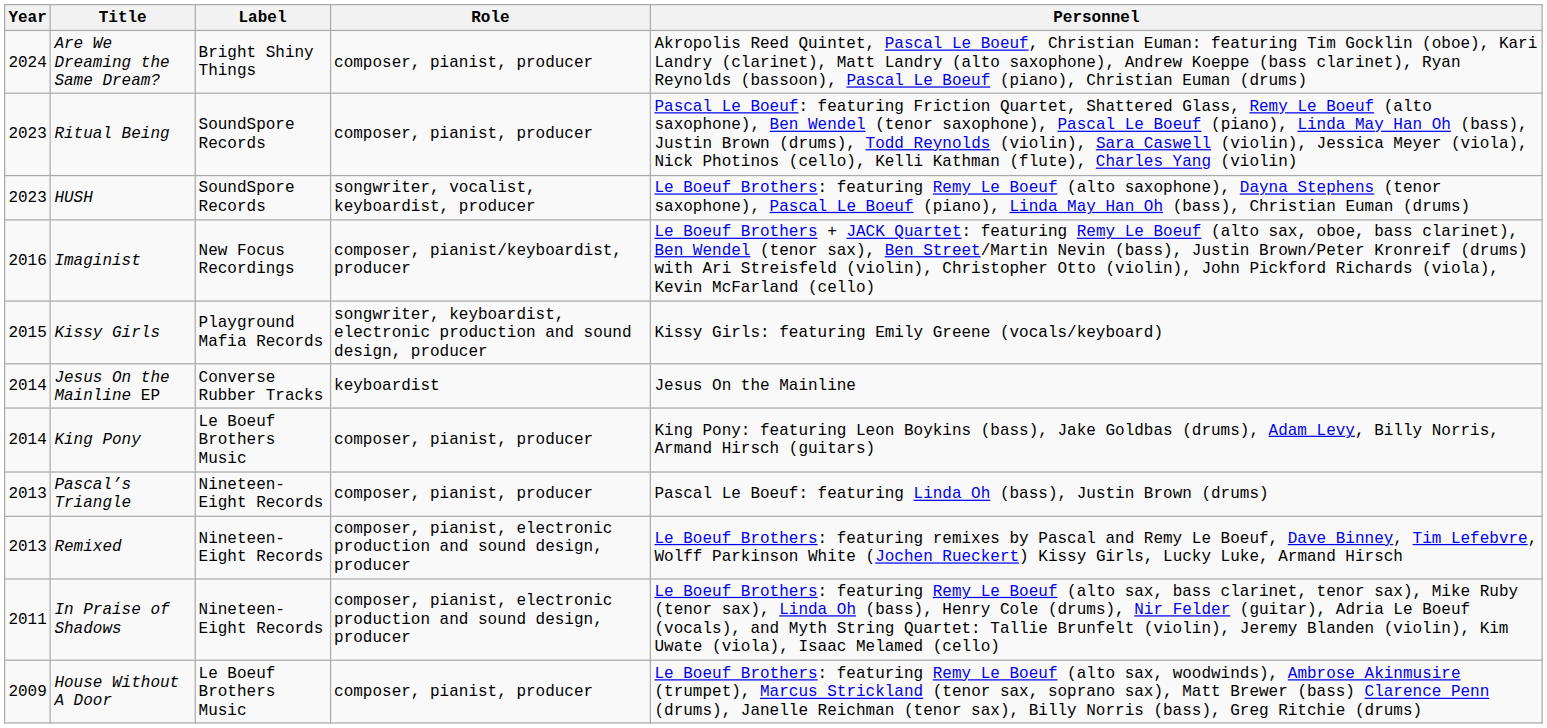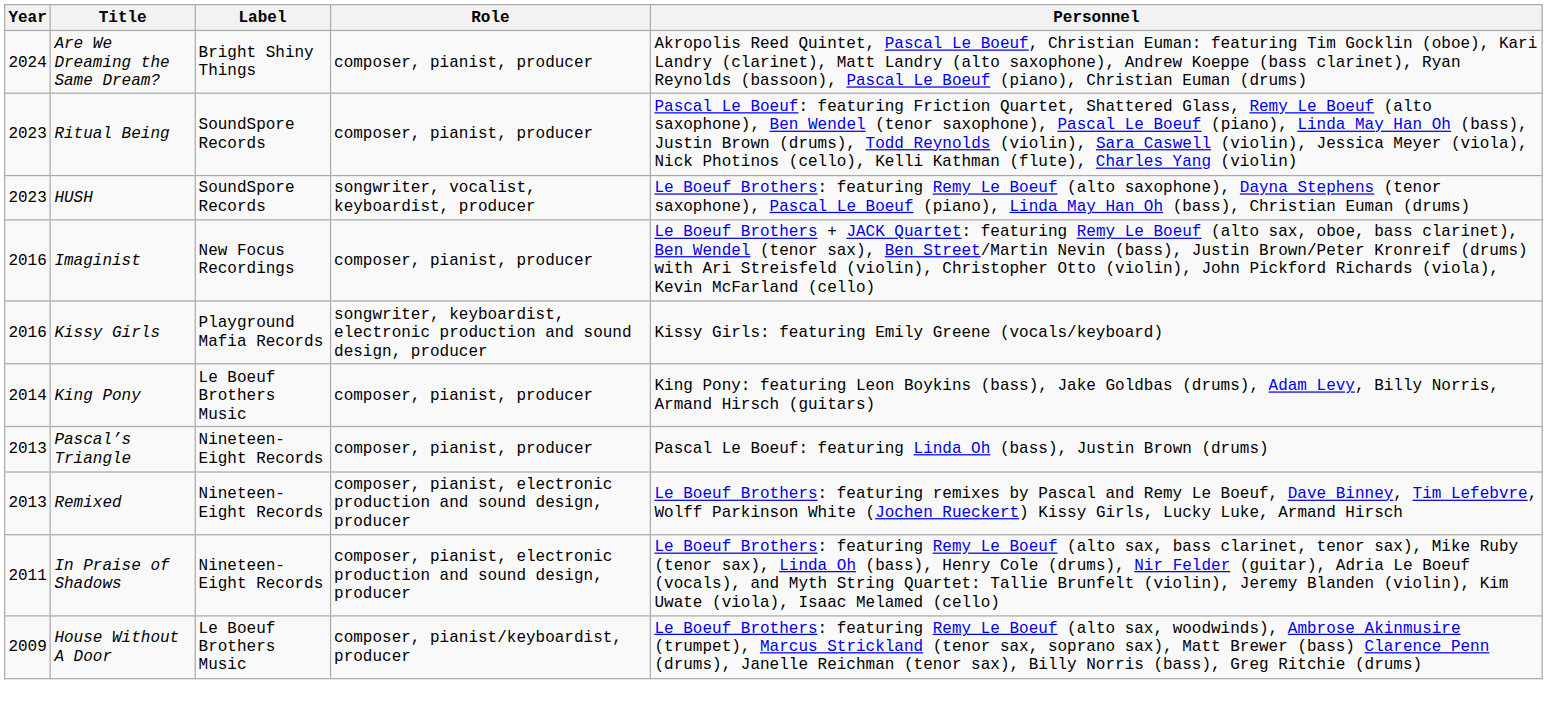(478, 260) composer, pianist/keyboardist, producer -> (464, 260) composer, pianist, producer
(28, 332) 2015 -> (28, 332) 2016
- row: (112, 386)
(464, 692) composer, pianist, producer -> (478, 647) composer, pianist/keyboardist, producer
